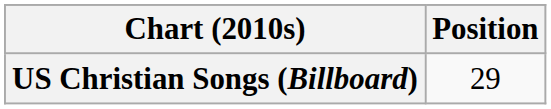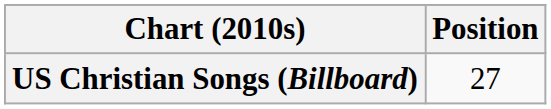(485, 77) 29 -> (485, 77) 27
